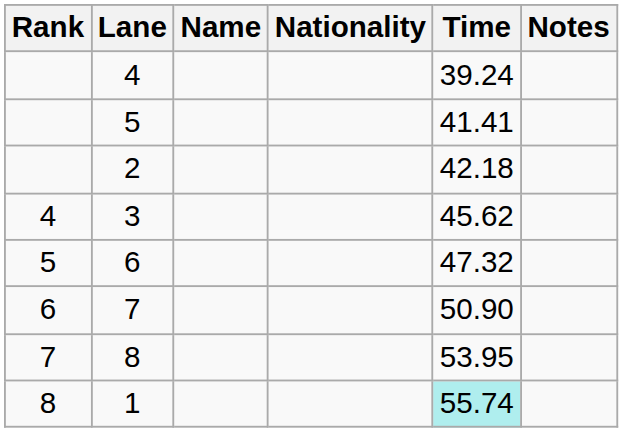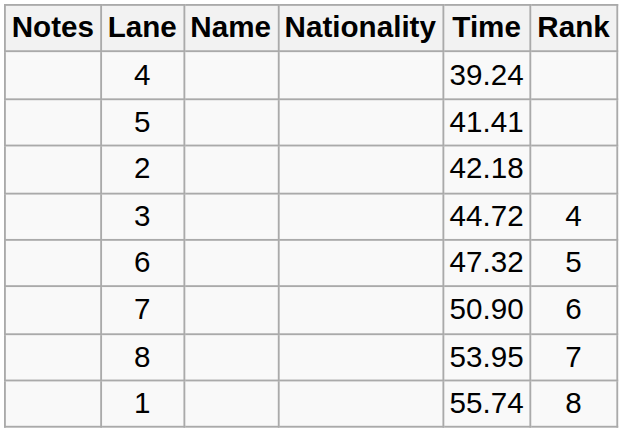columns swapped: (48, 27) <-> (569, 27)
(477, 215) 45.62 -> (487, 215) 44.72
(477, 403) paleturquoise background -> (487, 403) no background
